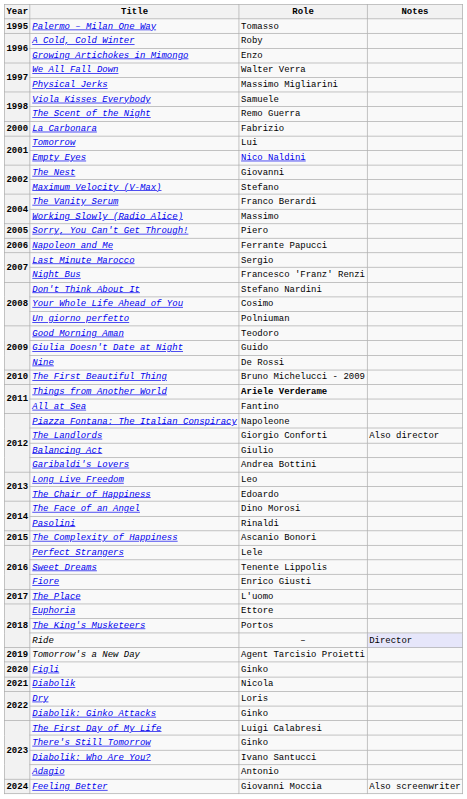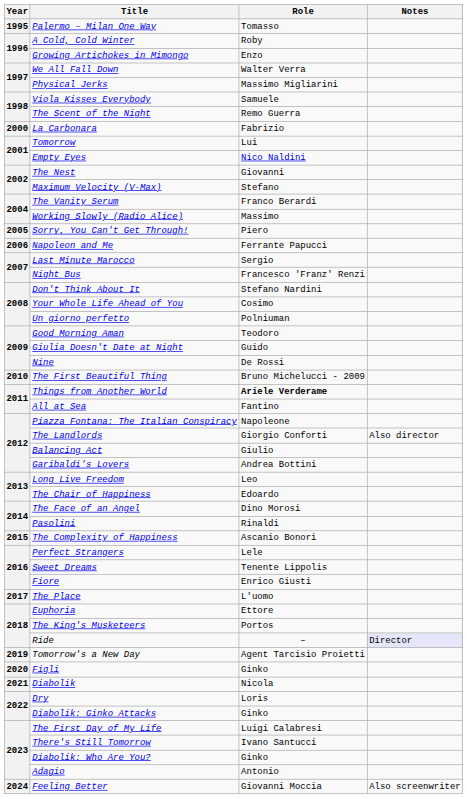(255, 743) Ginko -> (279, 743) Ivano Santucci
(279, 757) Ivano Santucci -> (255, 757) Ginko
